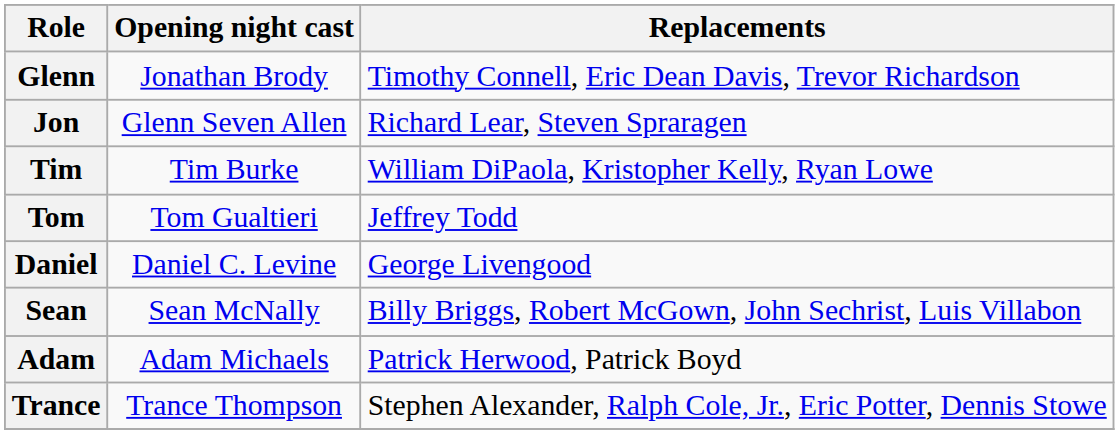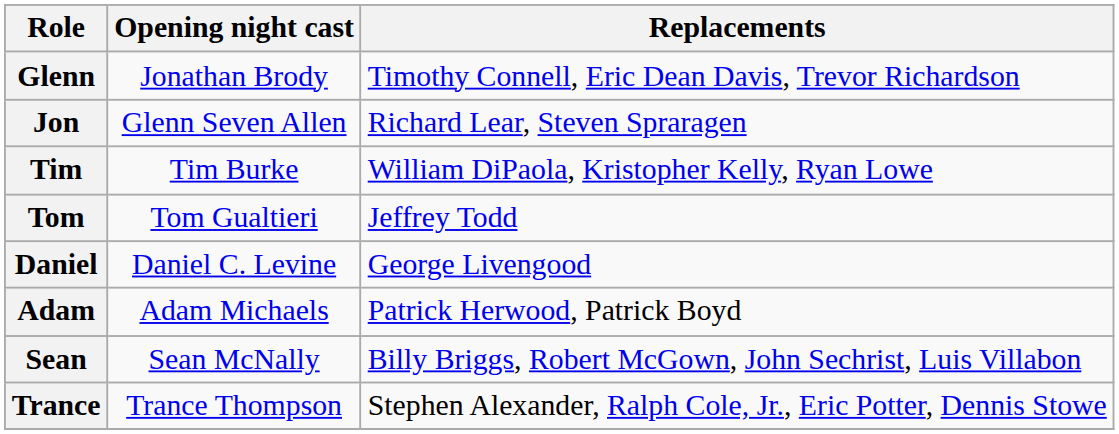rows swapped: (56, 311) <-> (56, 358)
